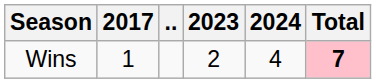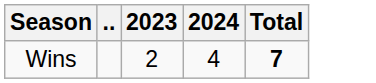- column: (128, 22)
(338, 59) pink background -> (276, 59) no background
